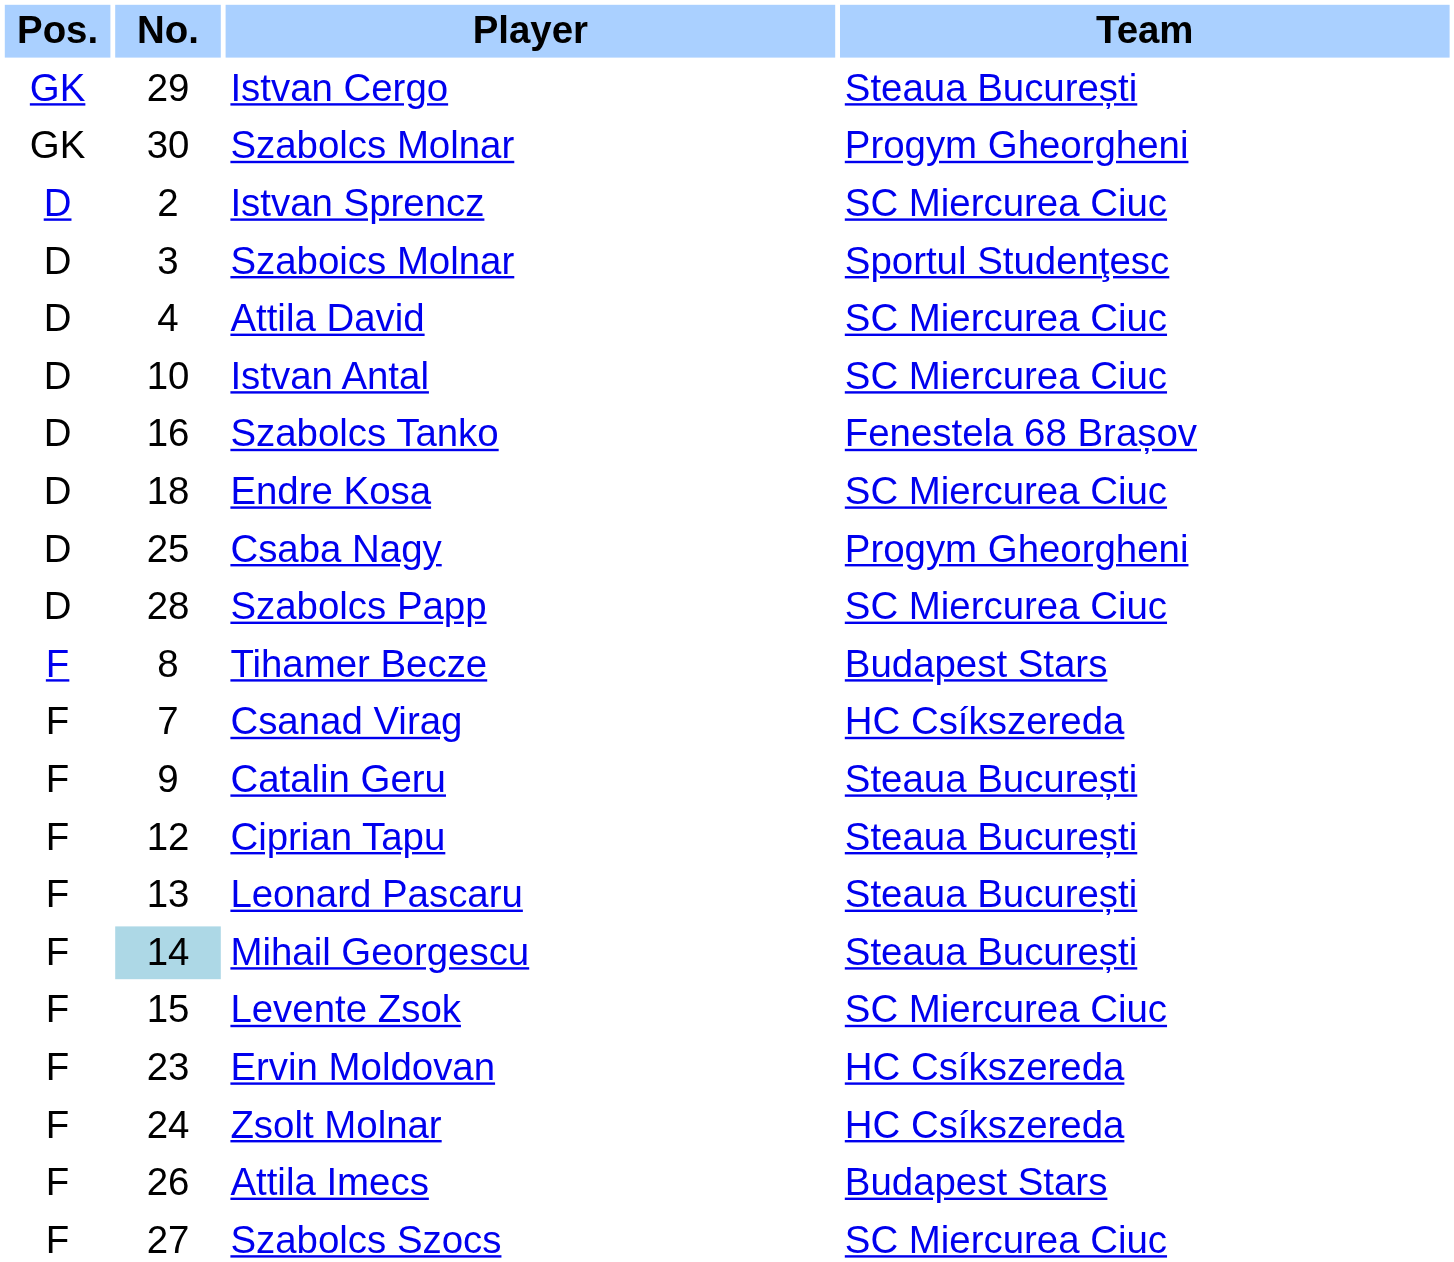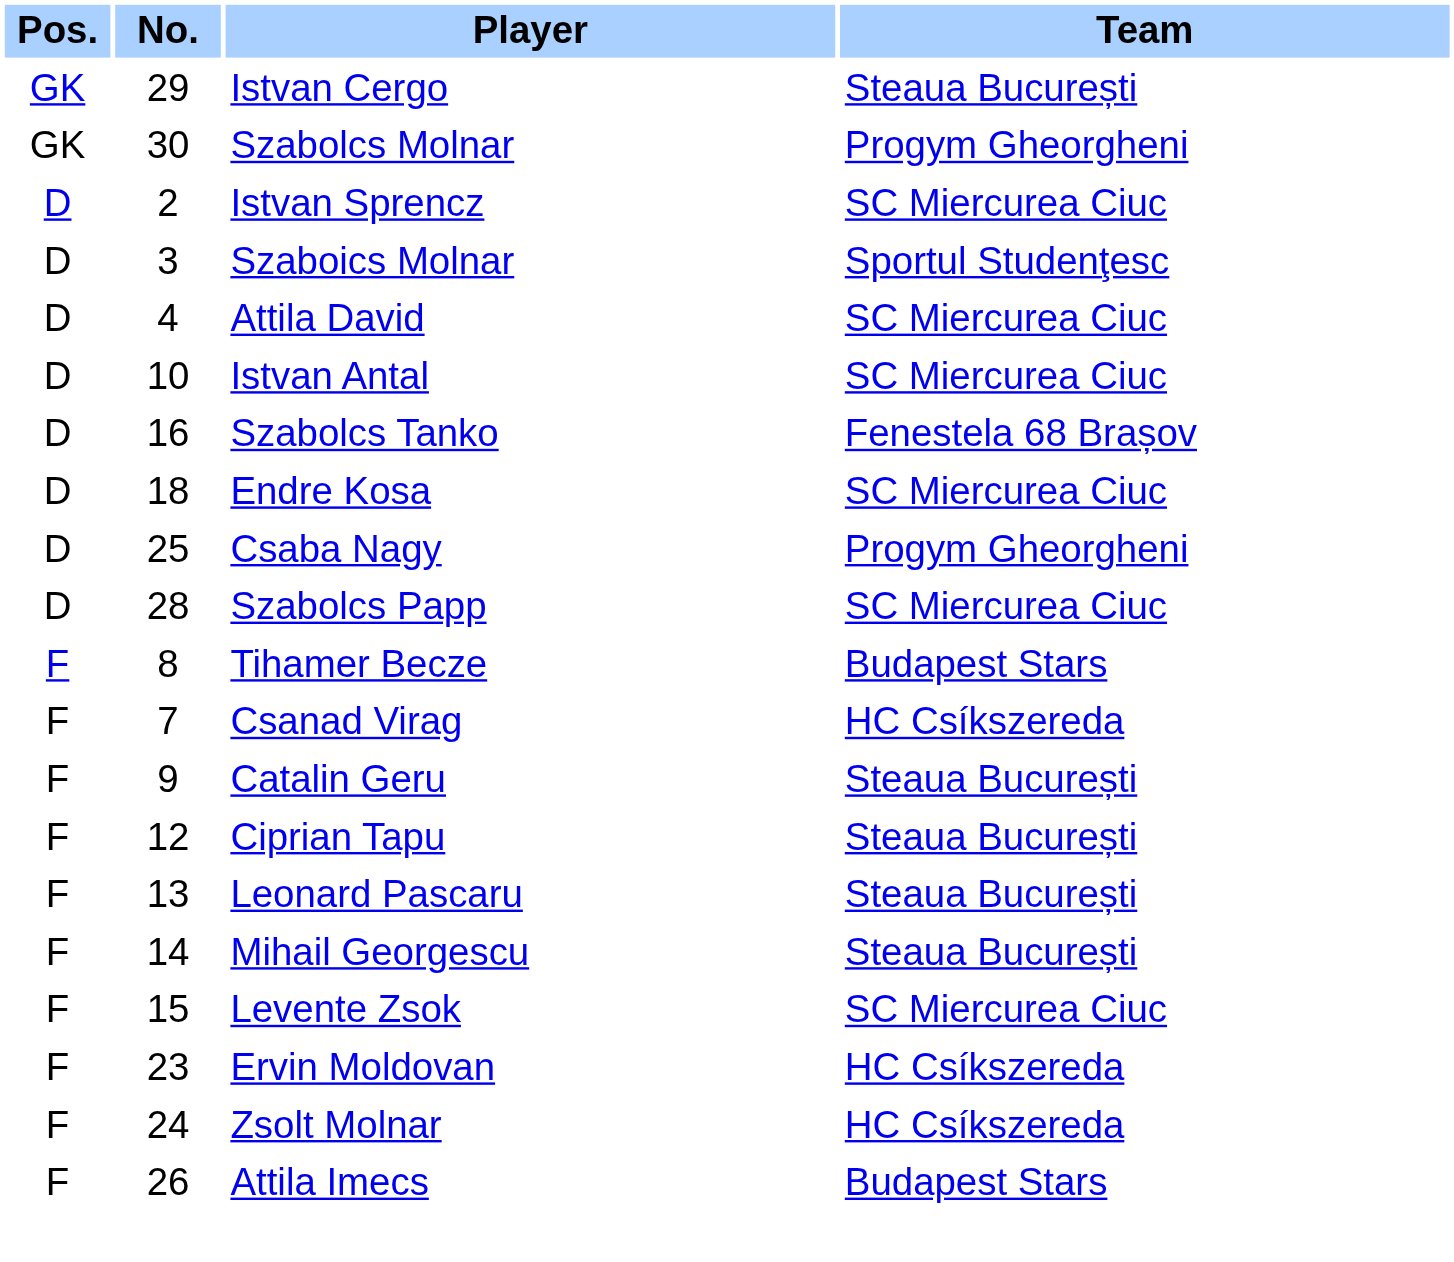(168, 952) lightblue background -> (168, 952) no background
- row: (366, 1240)
